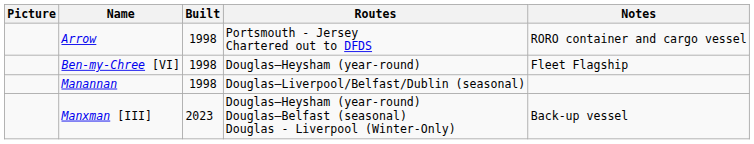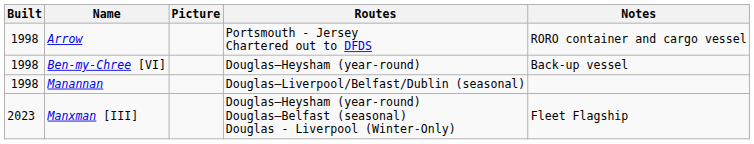columns swapped: (32, 14) <-> (203, 14)
(580, 65) Fleet Flagship -> (580, 65) Back-up vessel
(580, 116) Back-up vessel -> (580, 116) Fleet Flagship
